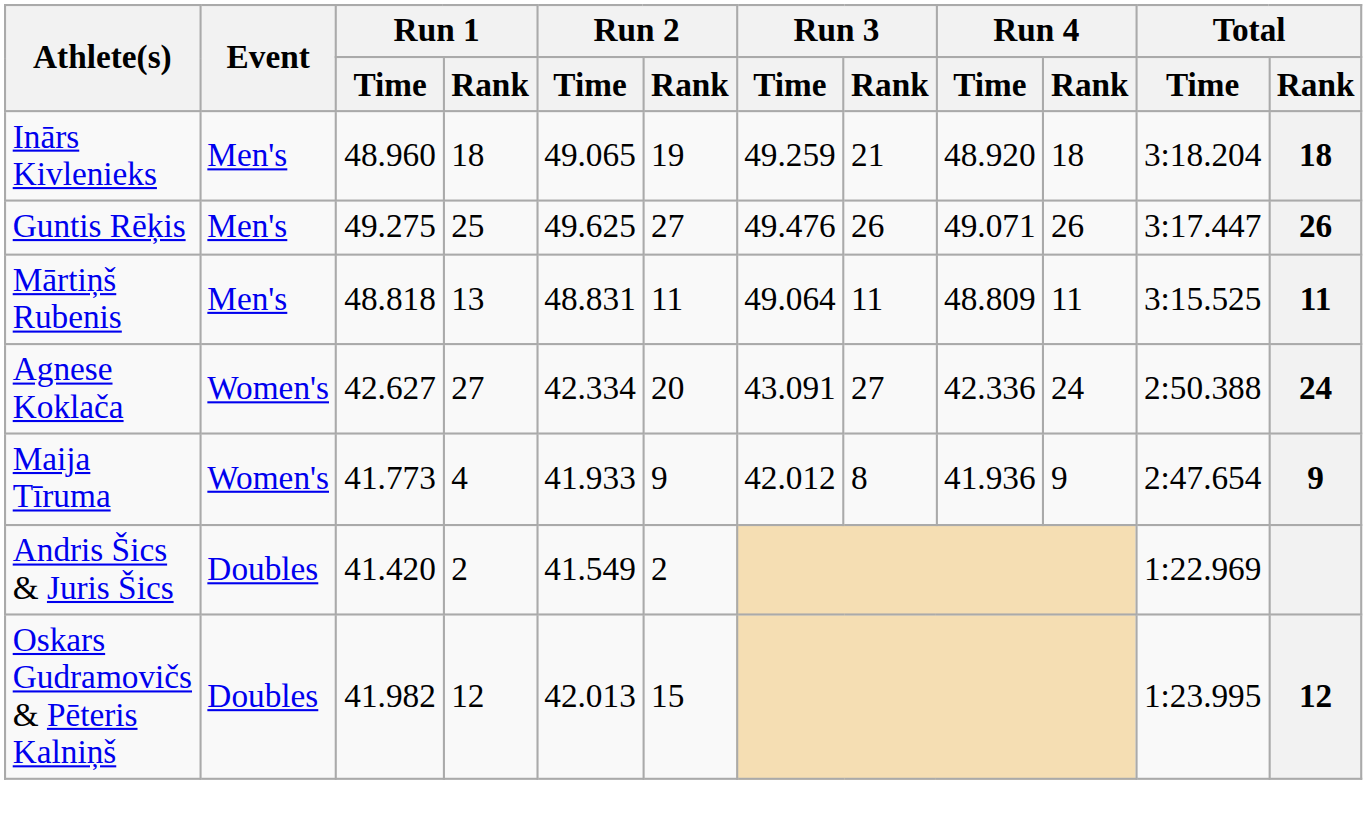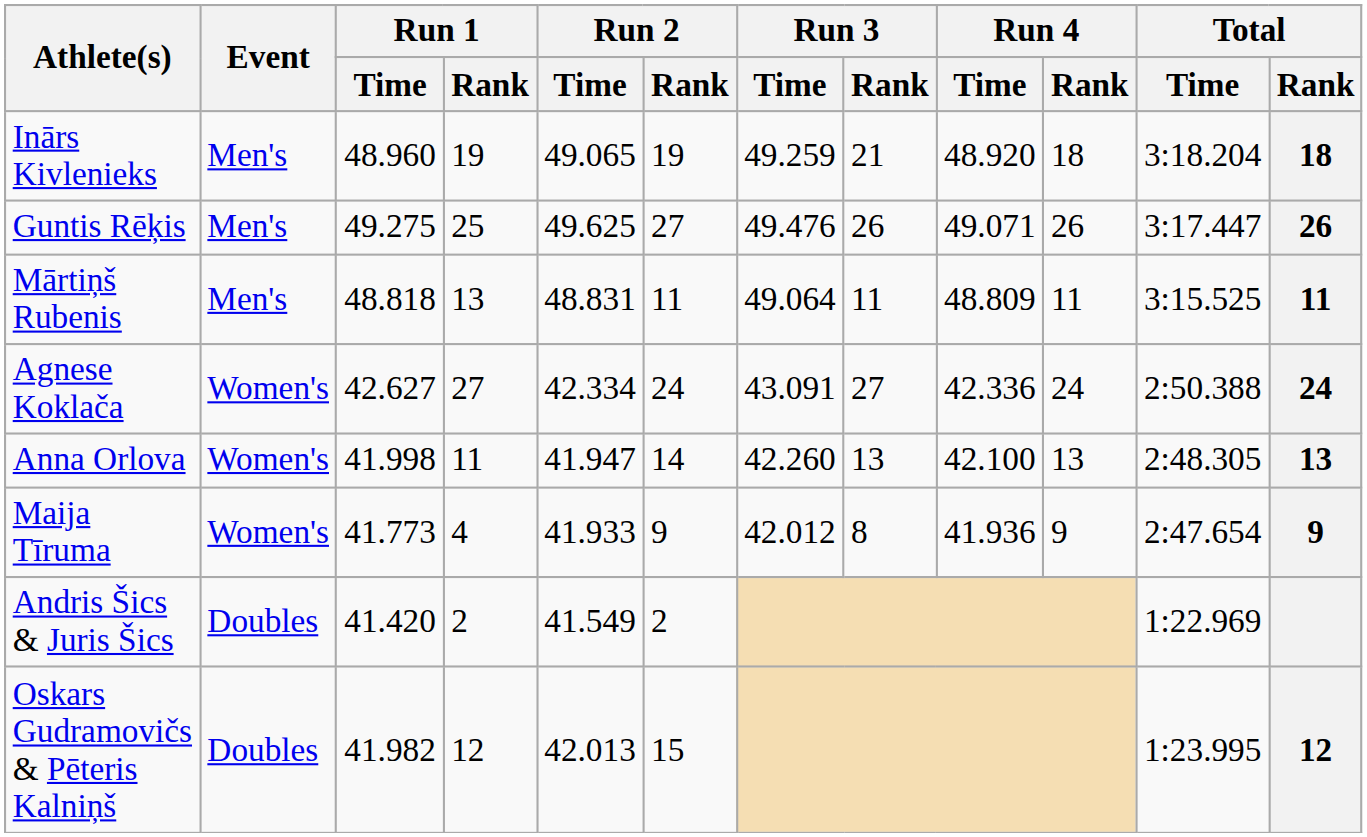(468, 155) 18 -> (468, 155) 19
(668, 388) 20 -> (668, 388) 24
+ row: (99, 459)
